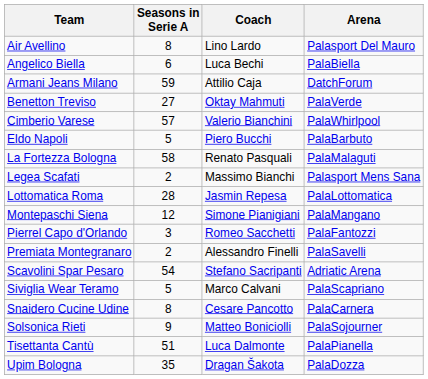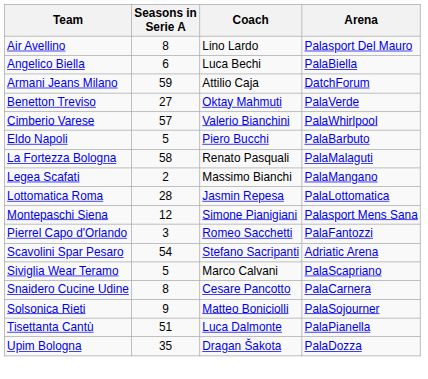(364, 177) Palasport Mens Sana -> (341, 177) PalaMangano
(344, 214) PalaMangano -> (361, 214) Palasport Mens Sana
- row: (69, 252)
